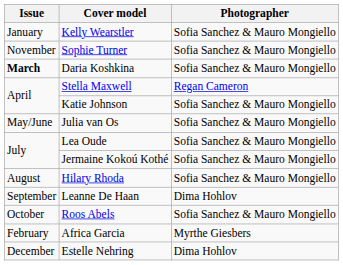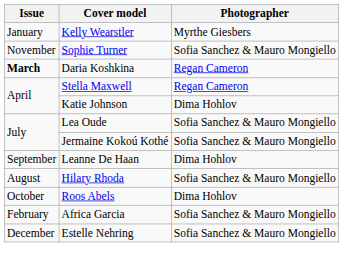(255, 31) Sofia Sanchez & Mauro Mongiello -> (212, 31) Myrthe Giesbers
(255, 68) Sofia Sanchez & Mauro Mongiello -> (211, 68) Regan Cameron
(255, 104) Sofia Sanchez & Mauro Mongiello -> (205, 104) Dima Hohlov
- row: (90, 123)
rows swapped: (93, 178) <-> (100, 196)
(255, 214) Sofia Sanchez & Mauro Mongiello -> (205, 196) Dima Hohlov
(212, 232) Myrthe Giesbers -> (255, 214) Sofia Sanchez & Mauro Mongiello
(205, 251) Dima Hohlov -> (255, 232) Sofia Sanchez & Mauro Mongiello
